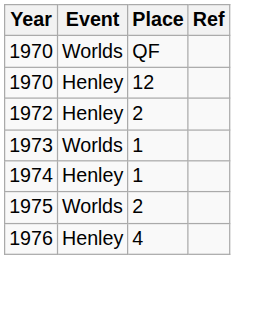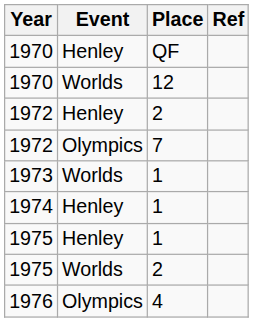(92, 51) Worlds -> (93, 51) Henley
(93, 82) Henley -> (92, 82) Worlds
+ row: (31, 144)
+ row: (31, 238)
(93, 238) Henley -> (102, 301) Olympics
